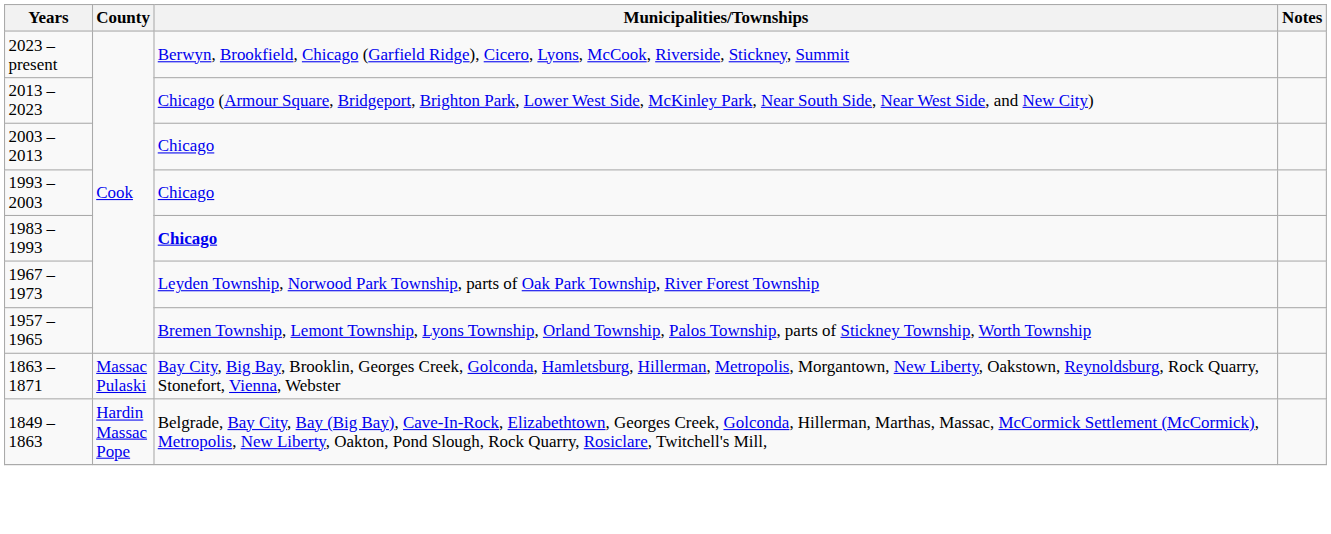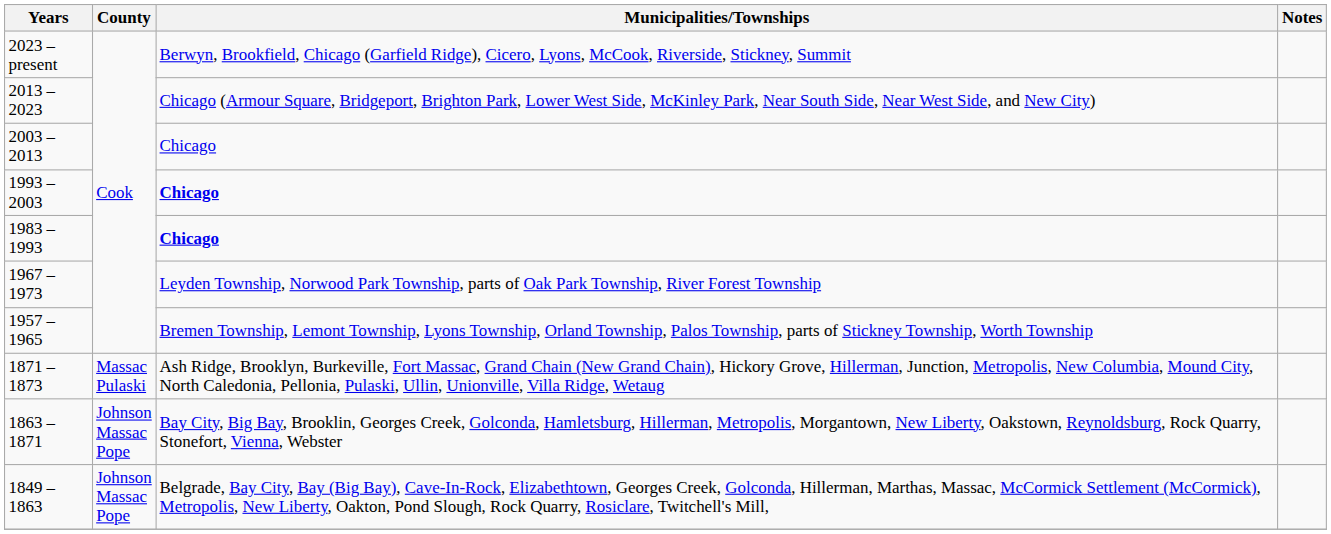(186, 192) normal -> (189, 192) bold
+ row: (32, 376)
(122, 376) Massac Pulaski -> (124, 431) Johnson Massac Pope
(122, 431) Hardin Massac Pope -> (124, 496) Johnson Massac Pope
